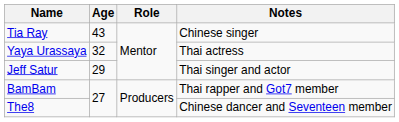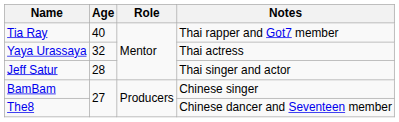(99, 32) 43 -> (99, 32) 40
(219, 32) Chinese singer -> (259, 32) Thai rapper and Got7 member
(99, 70) 29 -> (99, 70) 28
(259, 88) Thai rapper and Got7 member -> (219, 88) Chinese singer
